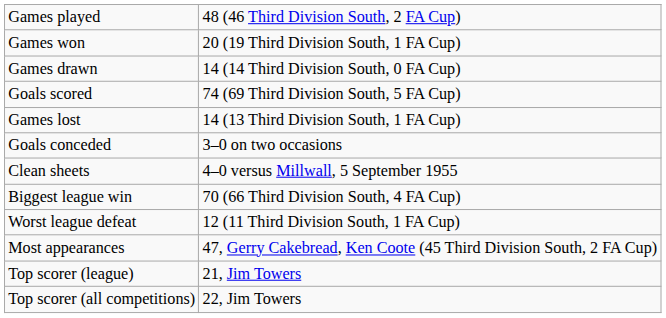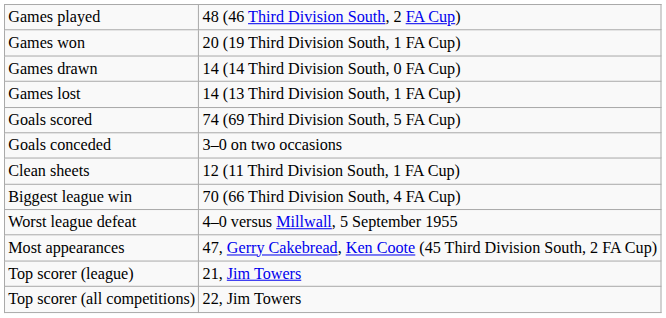rows swapped: (44, 119) <-> (50, 94)
(330, 171) 4–0 versus Millwall, 5 September 1955 -> (331, 171) 12 (11 Third Division South, 1 FA Cup)
(331, 222) 12 (11 Third Division South, 1 FA Cup) -> (330, 222) 4–0 versus Millwall, 5 September 1955
